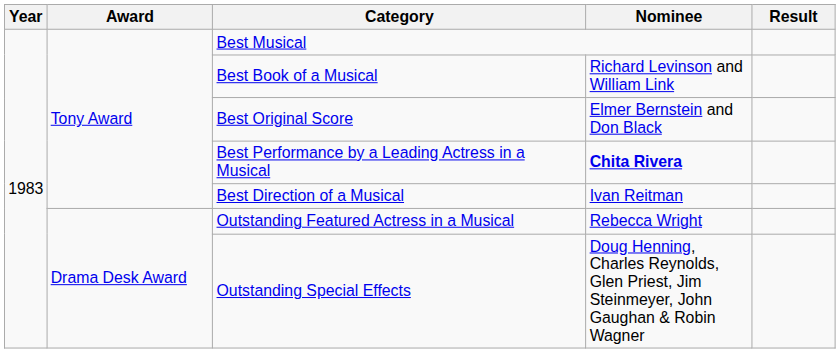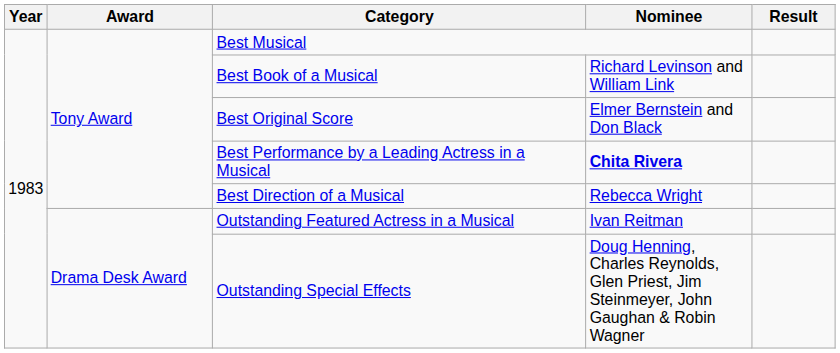(636, 196) Ivan Reitman -> (646, 196) Rebecca Wright
(646, 221) Rebecca Wright -> (636, 221) Ivan Reitman
